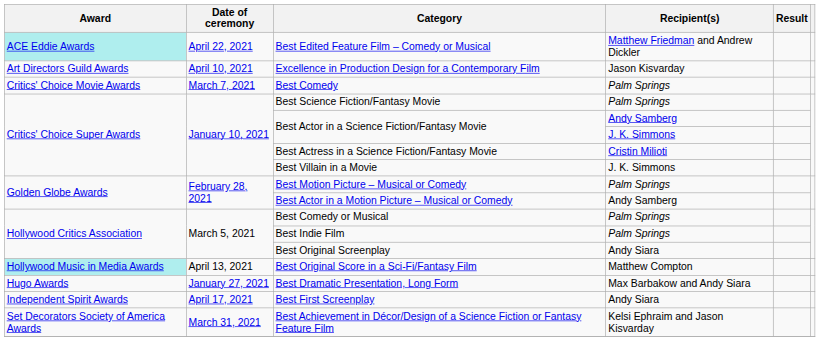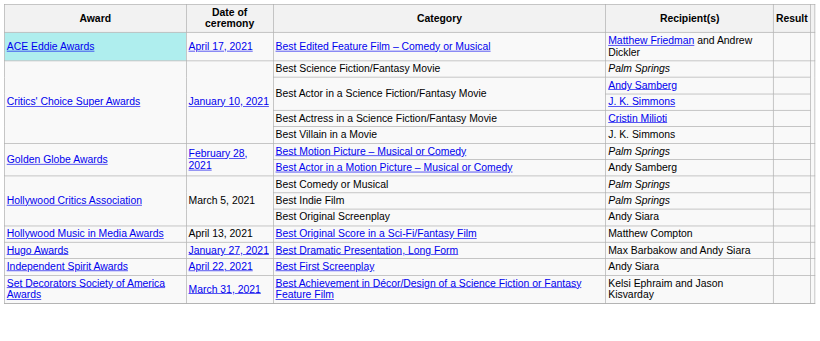(221, 46) April 22, 2021 -> (221, 46) April 17, 2021
- row: (408, 69)
- row: (307, 85)
(85, 267) paleturquoise background -> (85, 234) no background
(221, 300) April 17, 2021 -> (221, 267) April 22, 2021
